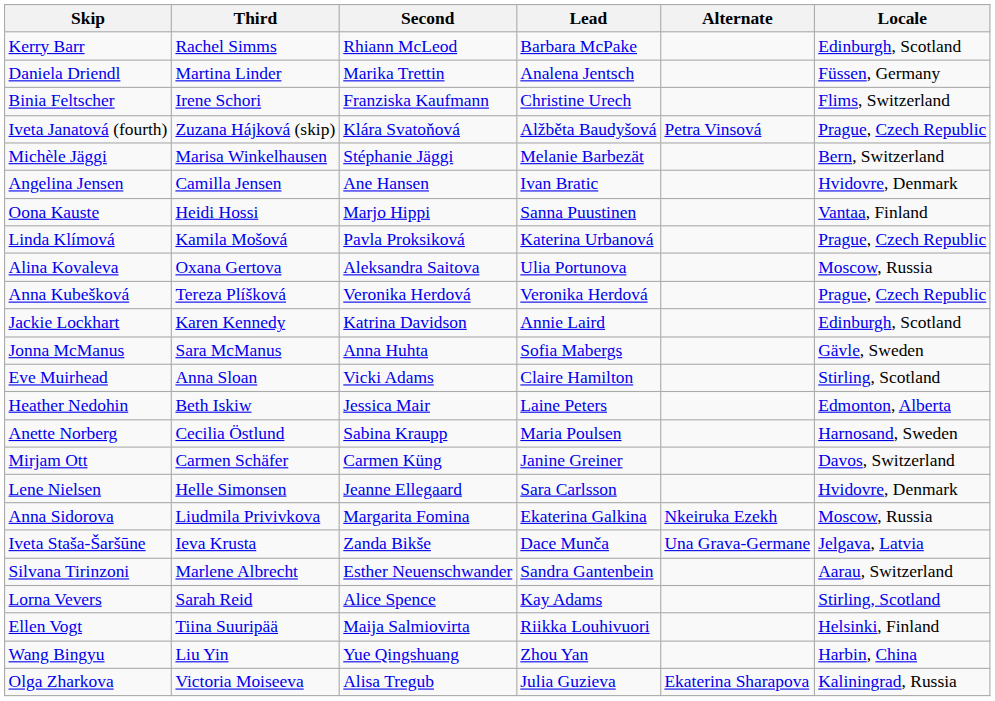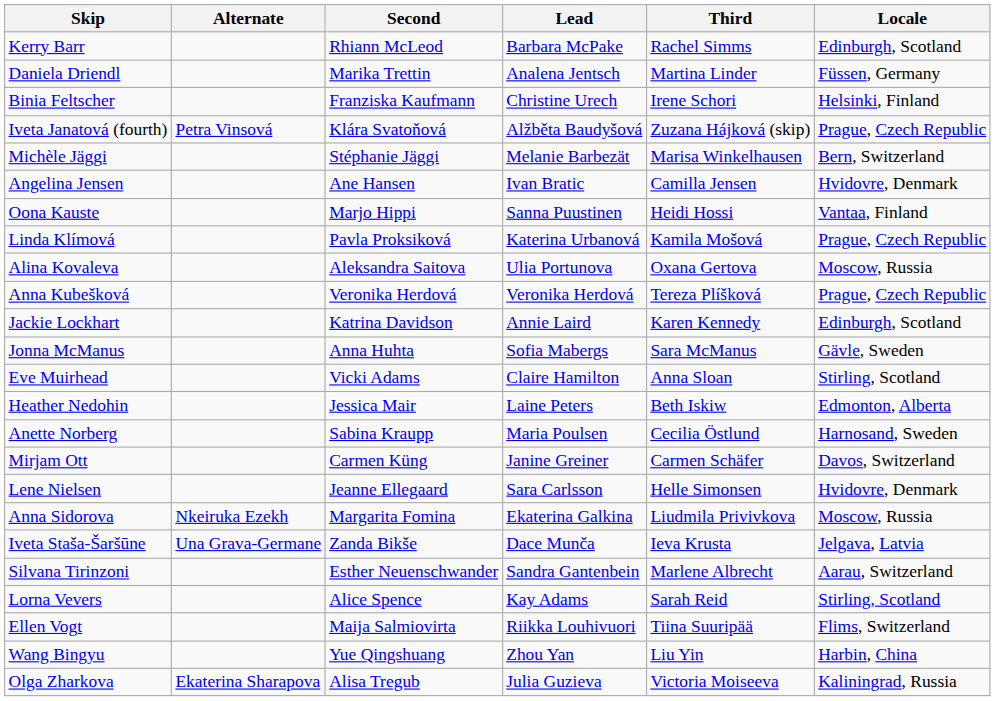columns swapped: (255, 18) <-> (737, 18)
(884, 101) Flims, Switzerland -> (879, 101) Helsinki, Finland
(879, 626) Helsinki, Finland -> (884, 626) Flims, Switzerland
